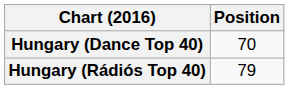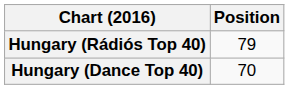rows swapped: (107, 44) <-> (107, 71)
